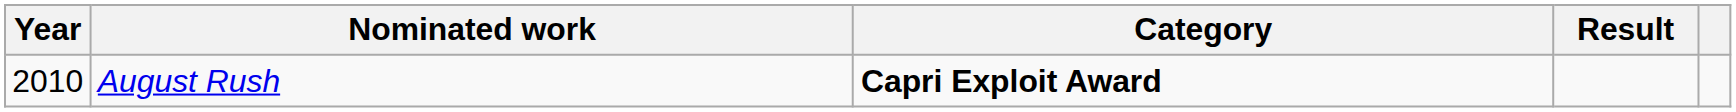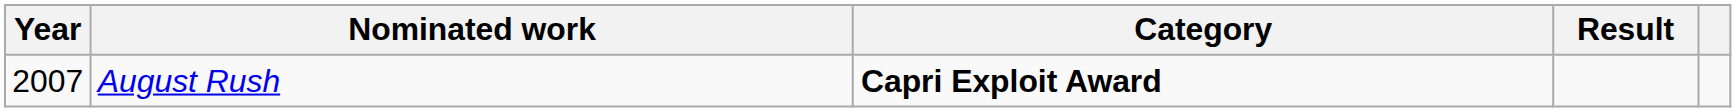(48, 80) 2010 -> (48, 80) 2007
